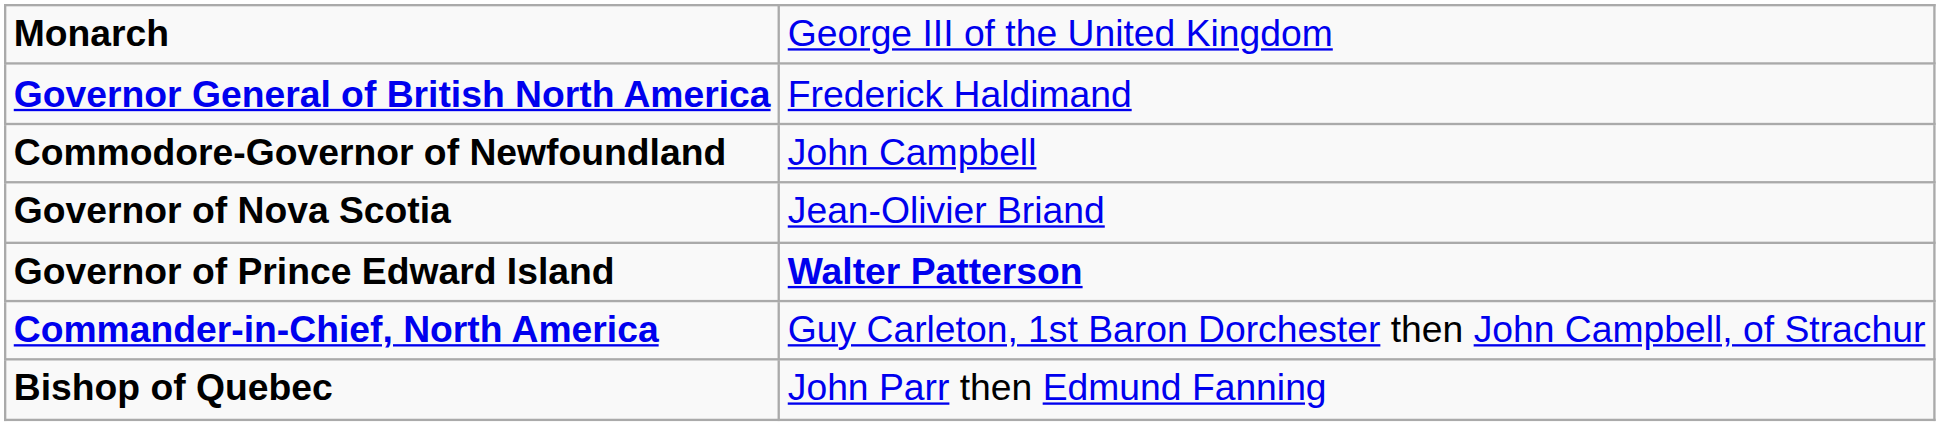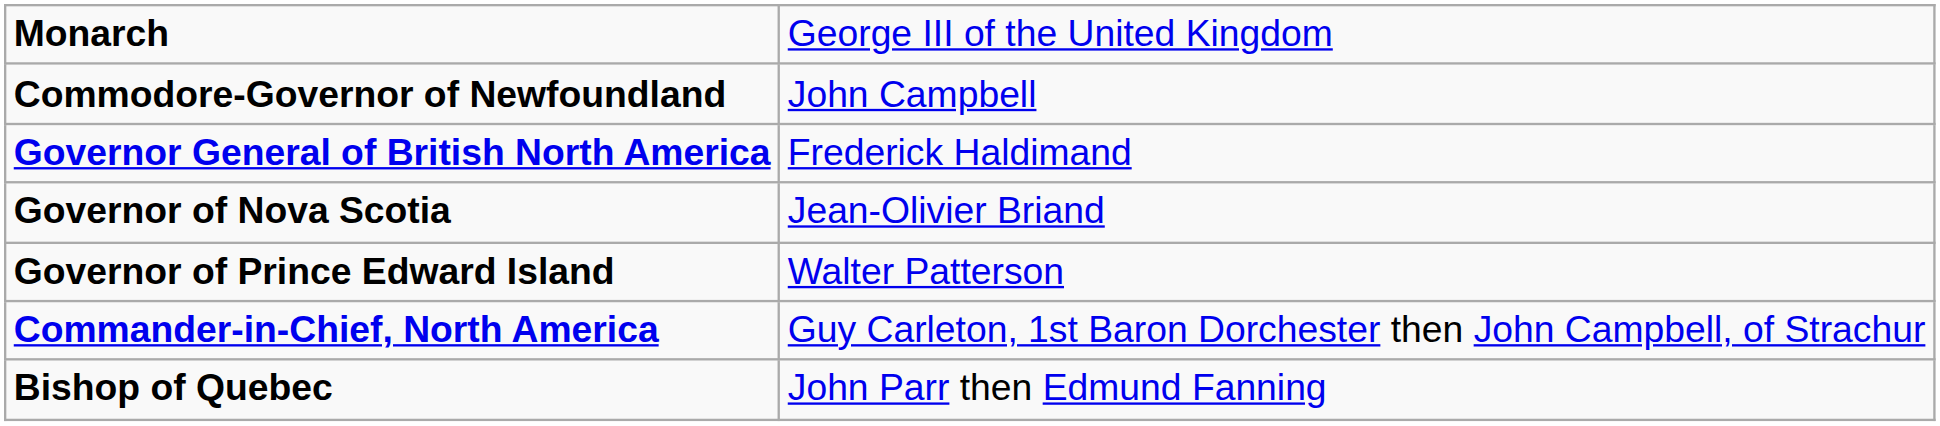rows swapped: (392, 93) <-> (370, 152)
(935, 270) bold -> (926, 270) normal
